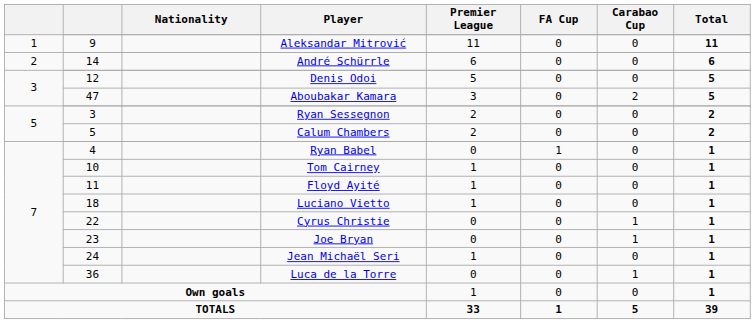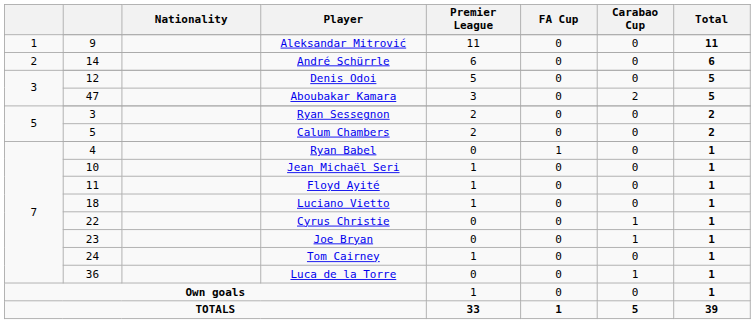(343, 168) Tom Cairney -> (343, 168) Jean Michaël Seri
(343, 257) Jean Michaël Seri -> (343, 257) Tom Cairney
